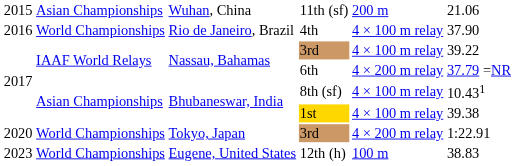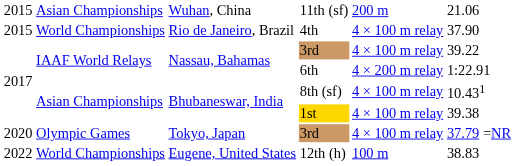(18, 30) 2016 -> (18, 30) 2015
(479, 70) 37.79 =NR -> (469, 70) 1:22.91
(101, 133) World Championships -> (83, 133) Olympic Games
(398, 133) 4 × 200 m relay -> (398, 133) 4 × 100 m relay
(469, 133) 1:22.91 -> (479, 133) 37.79 =NR
(18, 153) 2023 -> (18, 153) 2022
